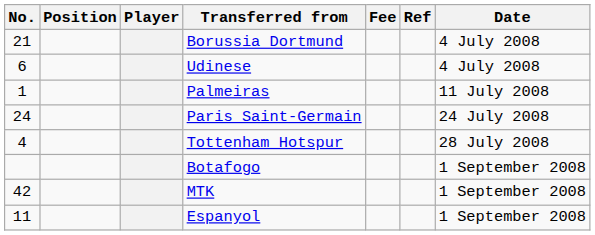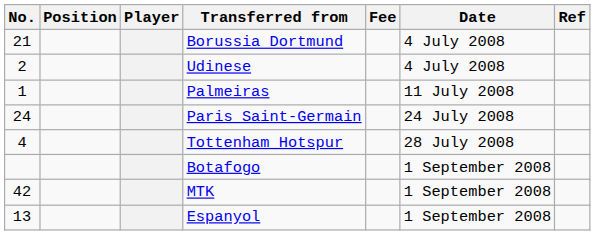columns swapped: (512, 17) <-> (418, 17)
(22, 67) 6 -> (22, 67) 2
(22, 217) 11 -> (22, 217) 13
